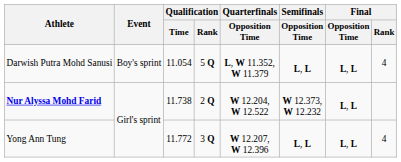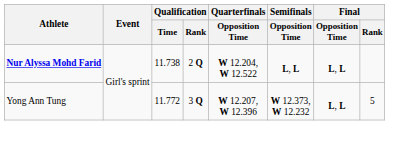- row: (59, 64)
(302, 107) W 12.373, W 12.232 -> (291, 69) L, L
(302, 144) L, L -> (291, 107) W 12.373, W 12.232
(384, 139) 4 -> (372, 101) 5
